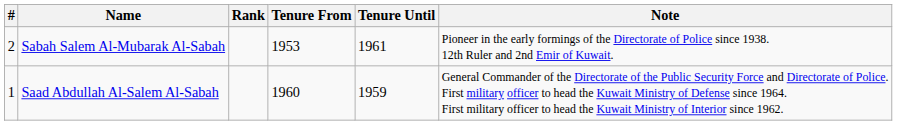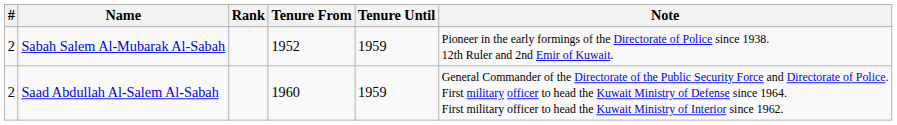(286, 46) 1953 -> (286, 46) 1952
(372, 46) 1961 -> (372, 46) 1959
(11, 92) 1 -> (11, 92) 2
